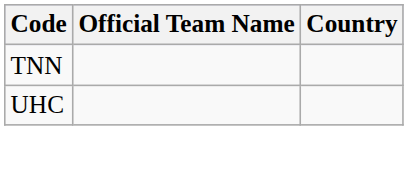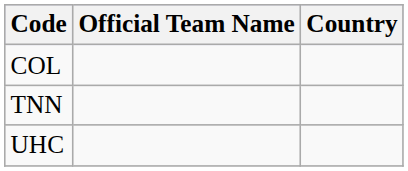+ row: (36, 64)
